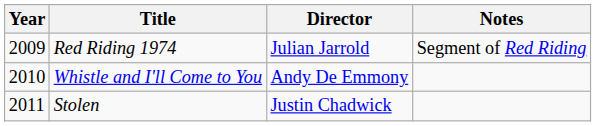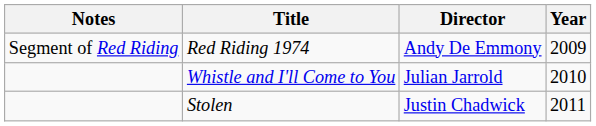columns swapped: (27, 18) <-> (502, 18)
(320, 47) Julian Jarrold -> (473, 47) Andy De Emmony
(339, 76) Andy De Emmony -> (453, 76) Julian Jarrold
